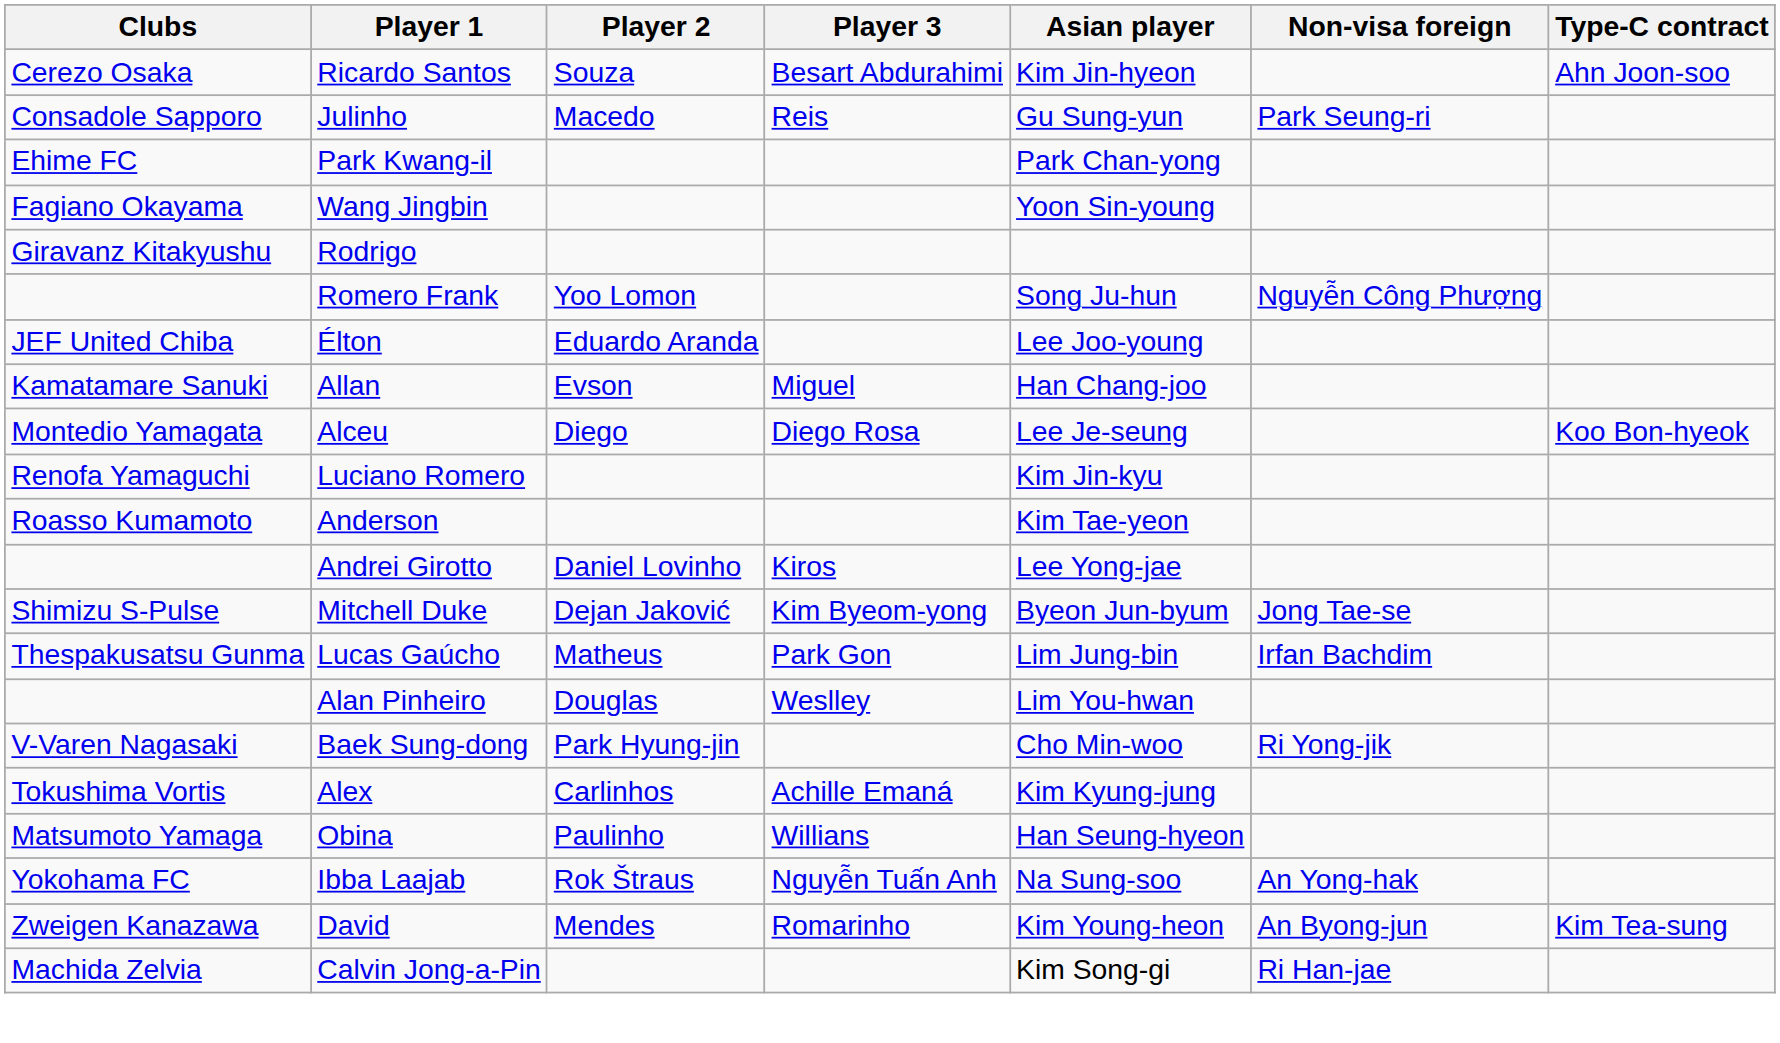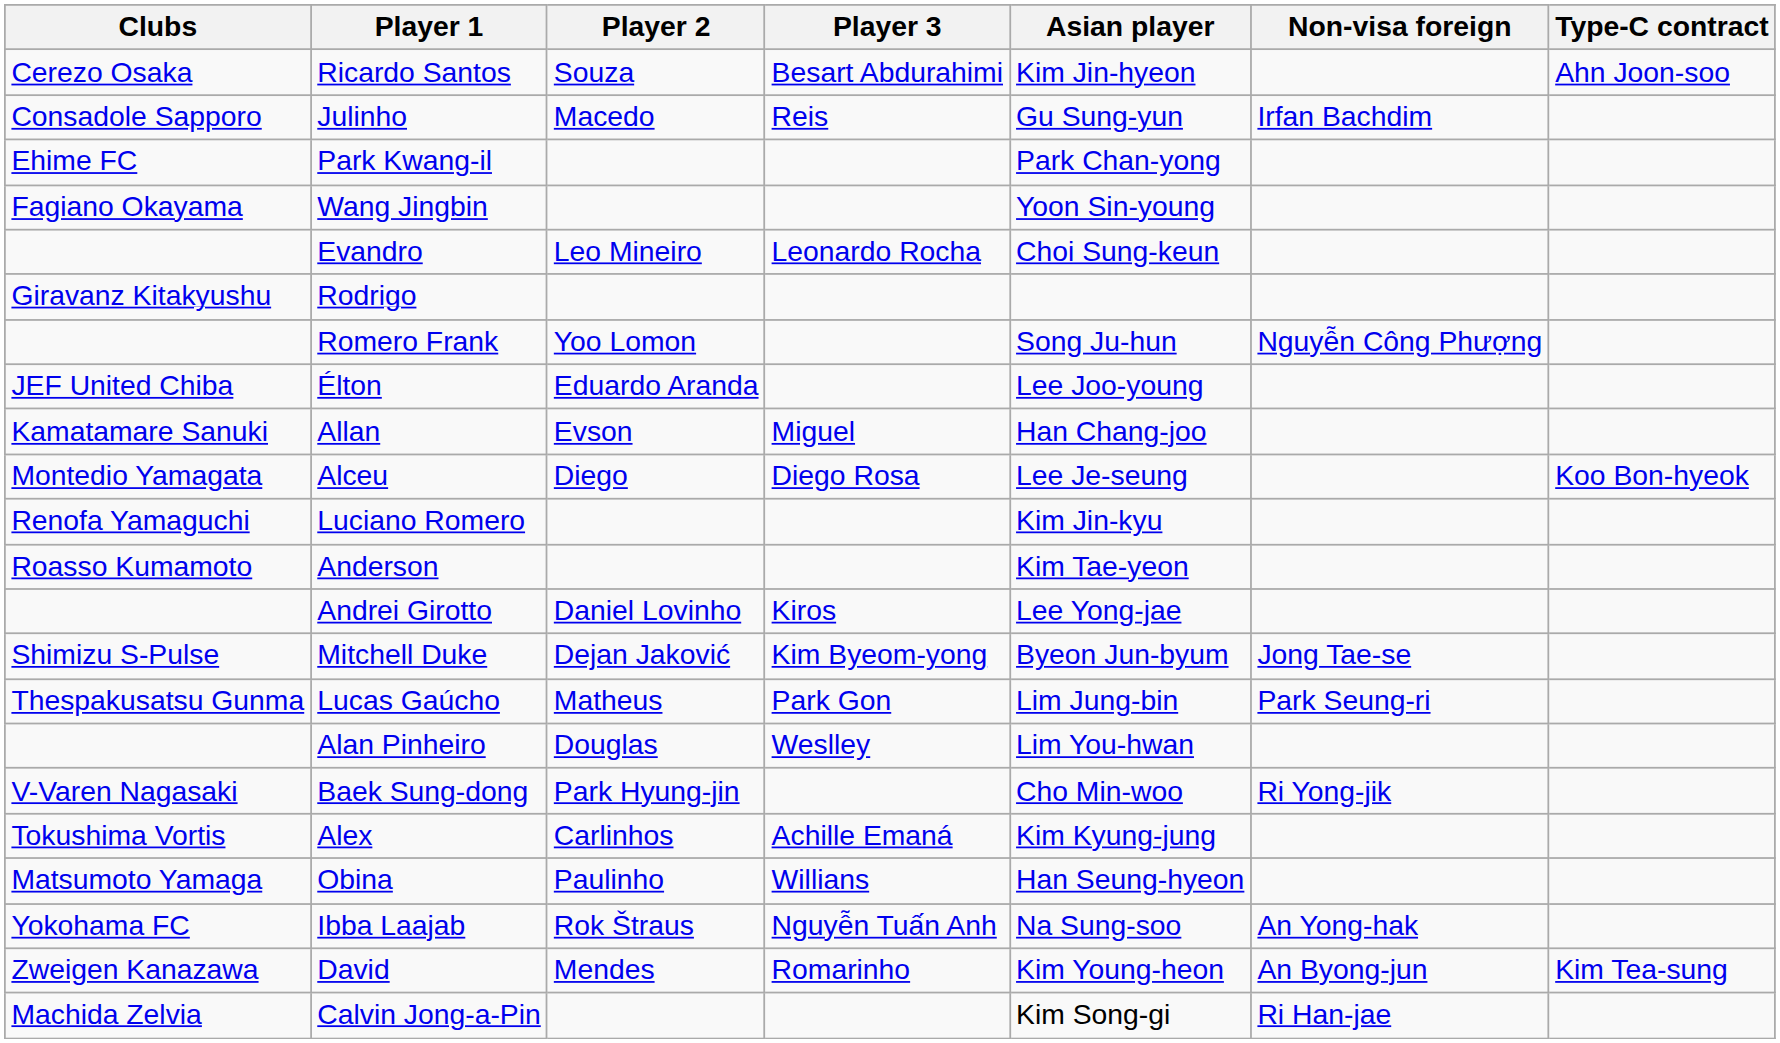(1344, 116) Park Seung-ri -> (1345, 116) Irfan Bachdim
+ row: (370, 251)
(1345, 655) Irfan Bachdim -> (1344, 700) Park Seung-ri
